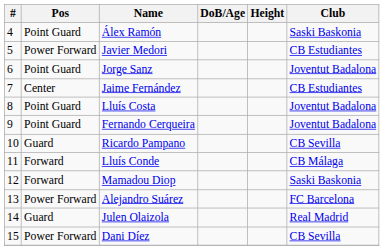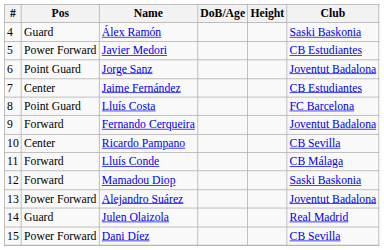(53, 32) Point Guard -> (39, 32) Guard
(333, 106) Joventut Badalona -> (322, 106) FC Barcelona
(53, 124) Point Guard -> (44, 124) Forward
(39, 143) Guard -> (40, 143) Center
(322, 198) FC Barcelona -> (333, 198) Joventut Badalona
